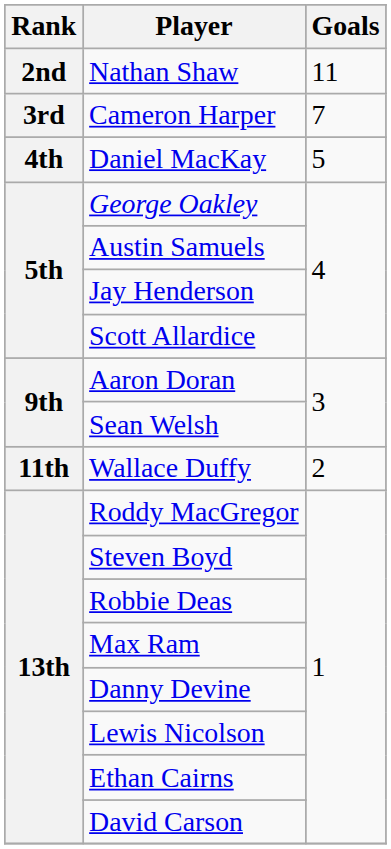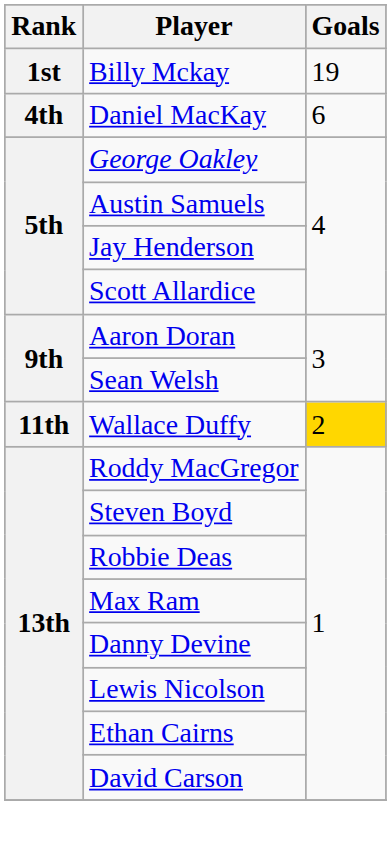+ row: (159, 70)
- row: (164, 70)
- row: (182, 114)
(318, 159) 5 -> (318, 114) 6
(318, 468) no background -> (318, 423) gold background
